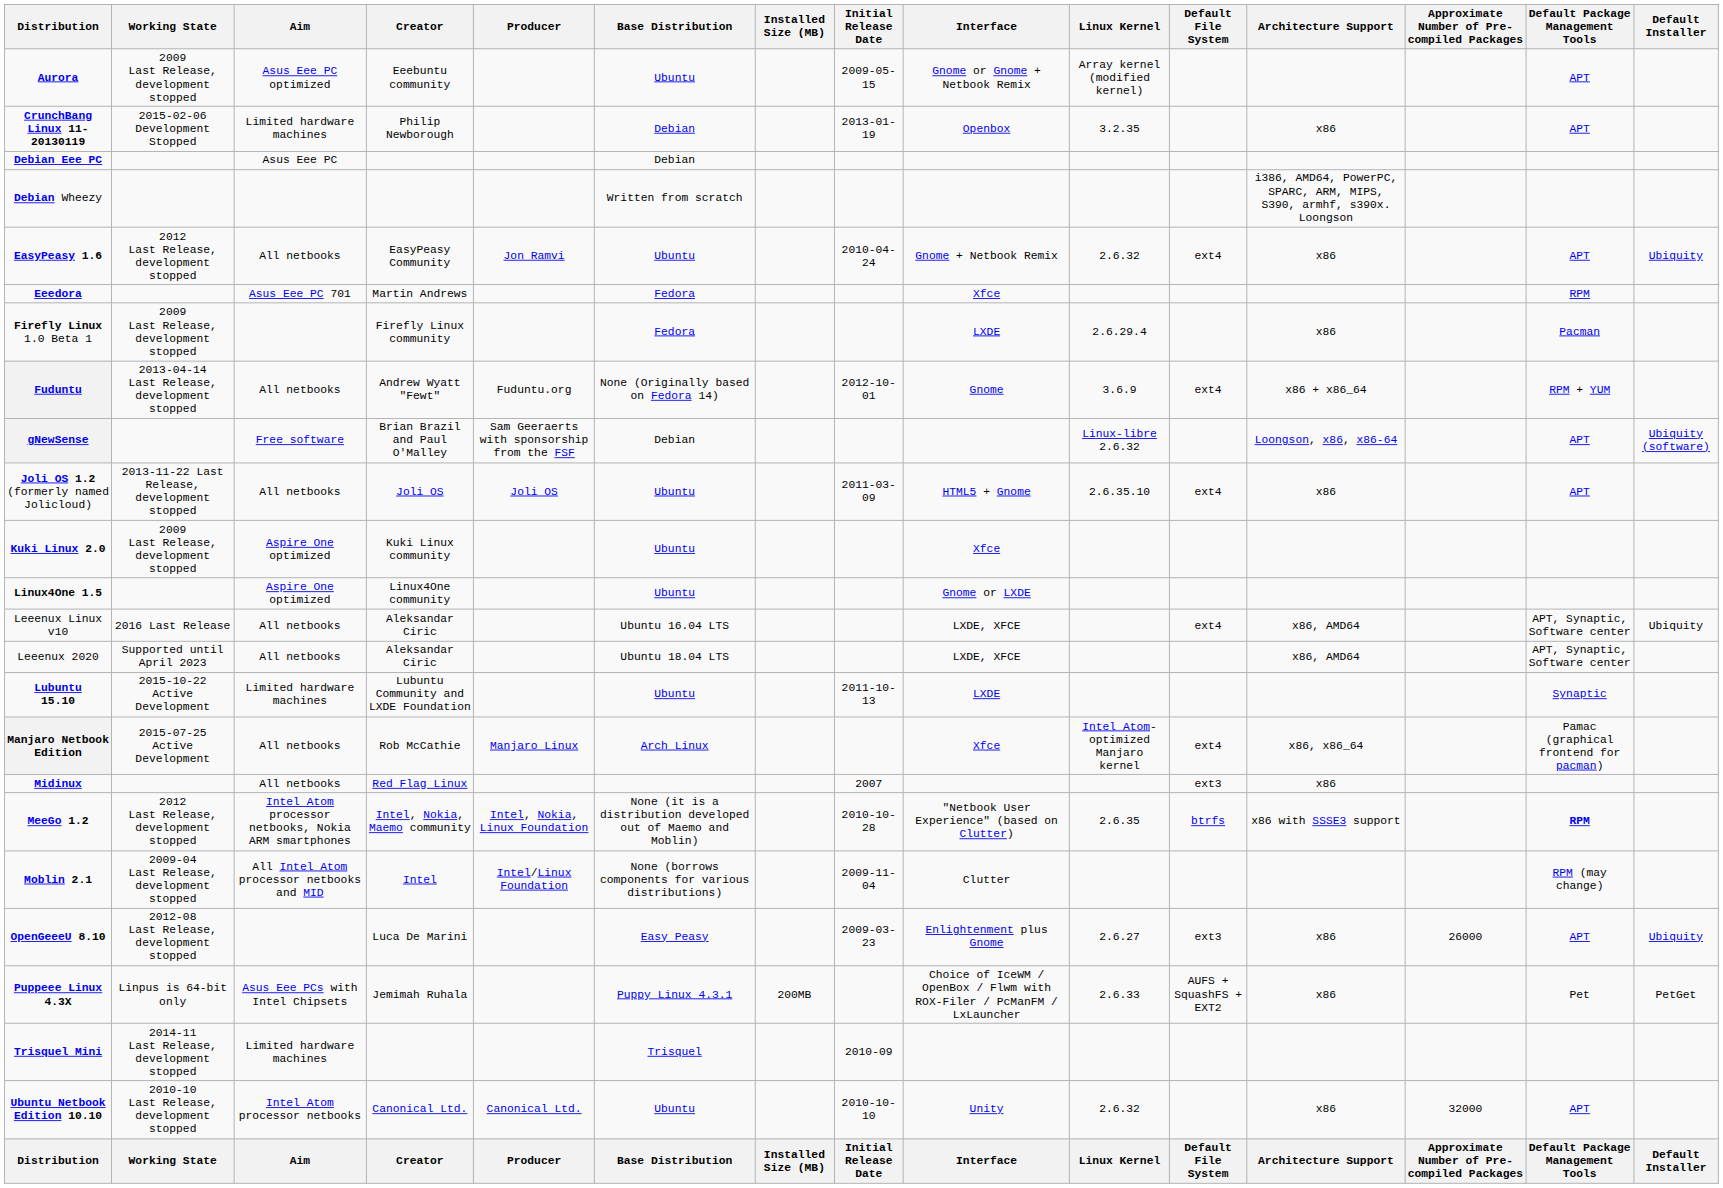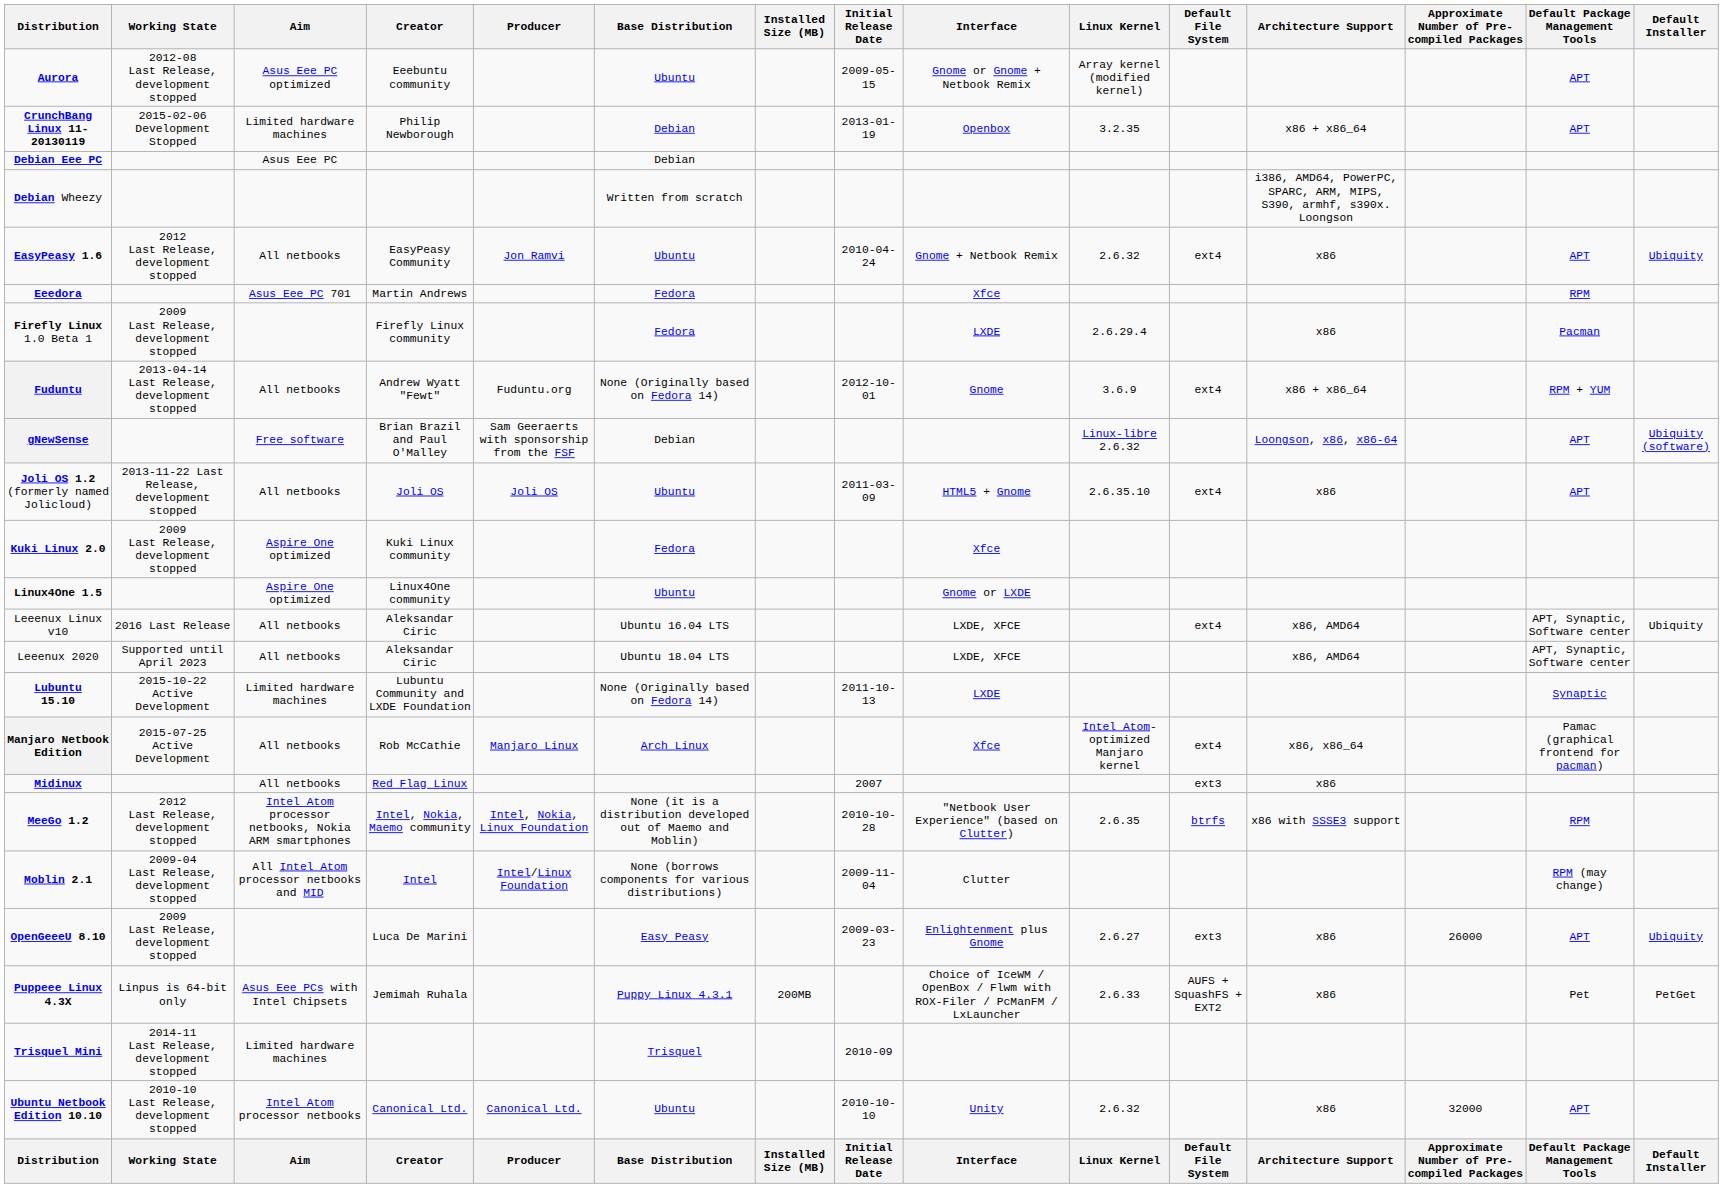(173, 78) 2009 Last Release, development stopped -> (173, 78) 2012-08 Last Release, development stopped
(1326, 129) x86 -> (1326, 129) x86 + x86_64
(675, 549) Ubuntu -> (675, 549) Fedora
(675, 695) Ubuntu -> (675, 695) None (Originally based on Fedora 14)
(1580, 822) bold -> (1580, 822) normal
(173, 937) 2012-08 Last Release, development stopped -> (173, 937) 2009 Last Release, development stopped
